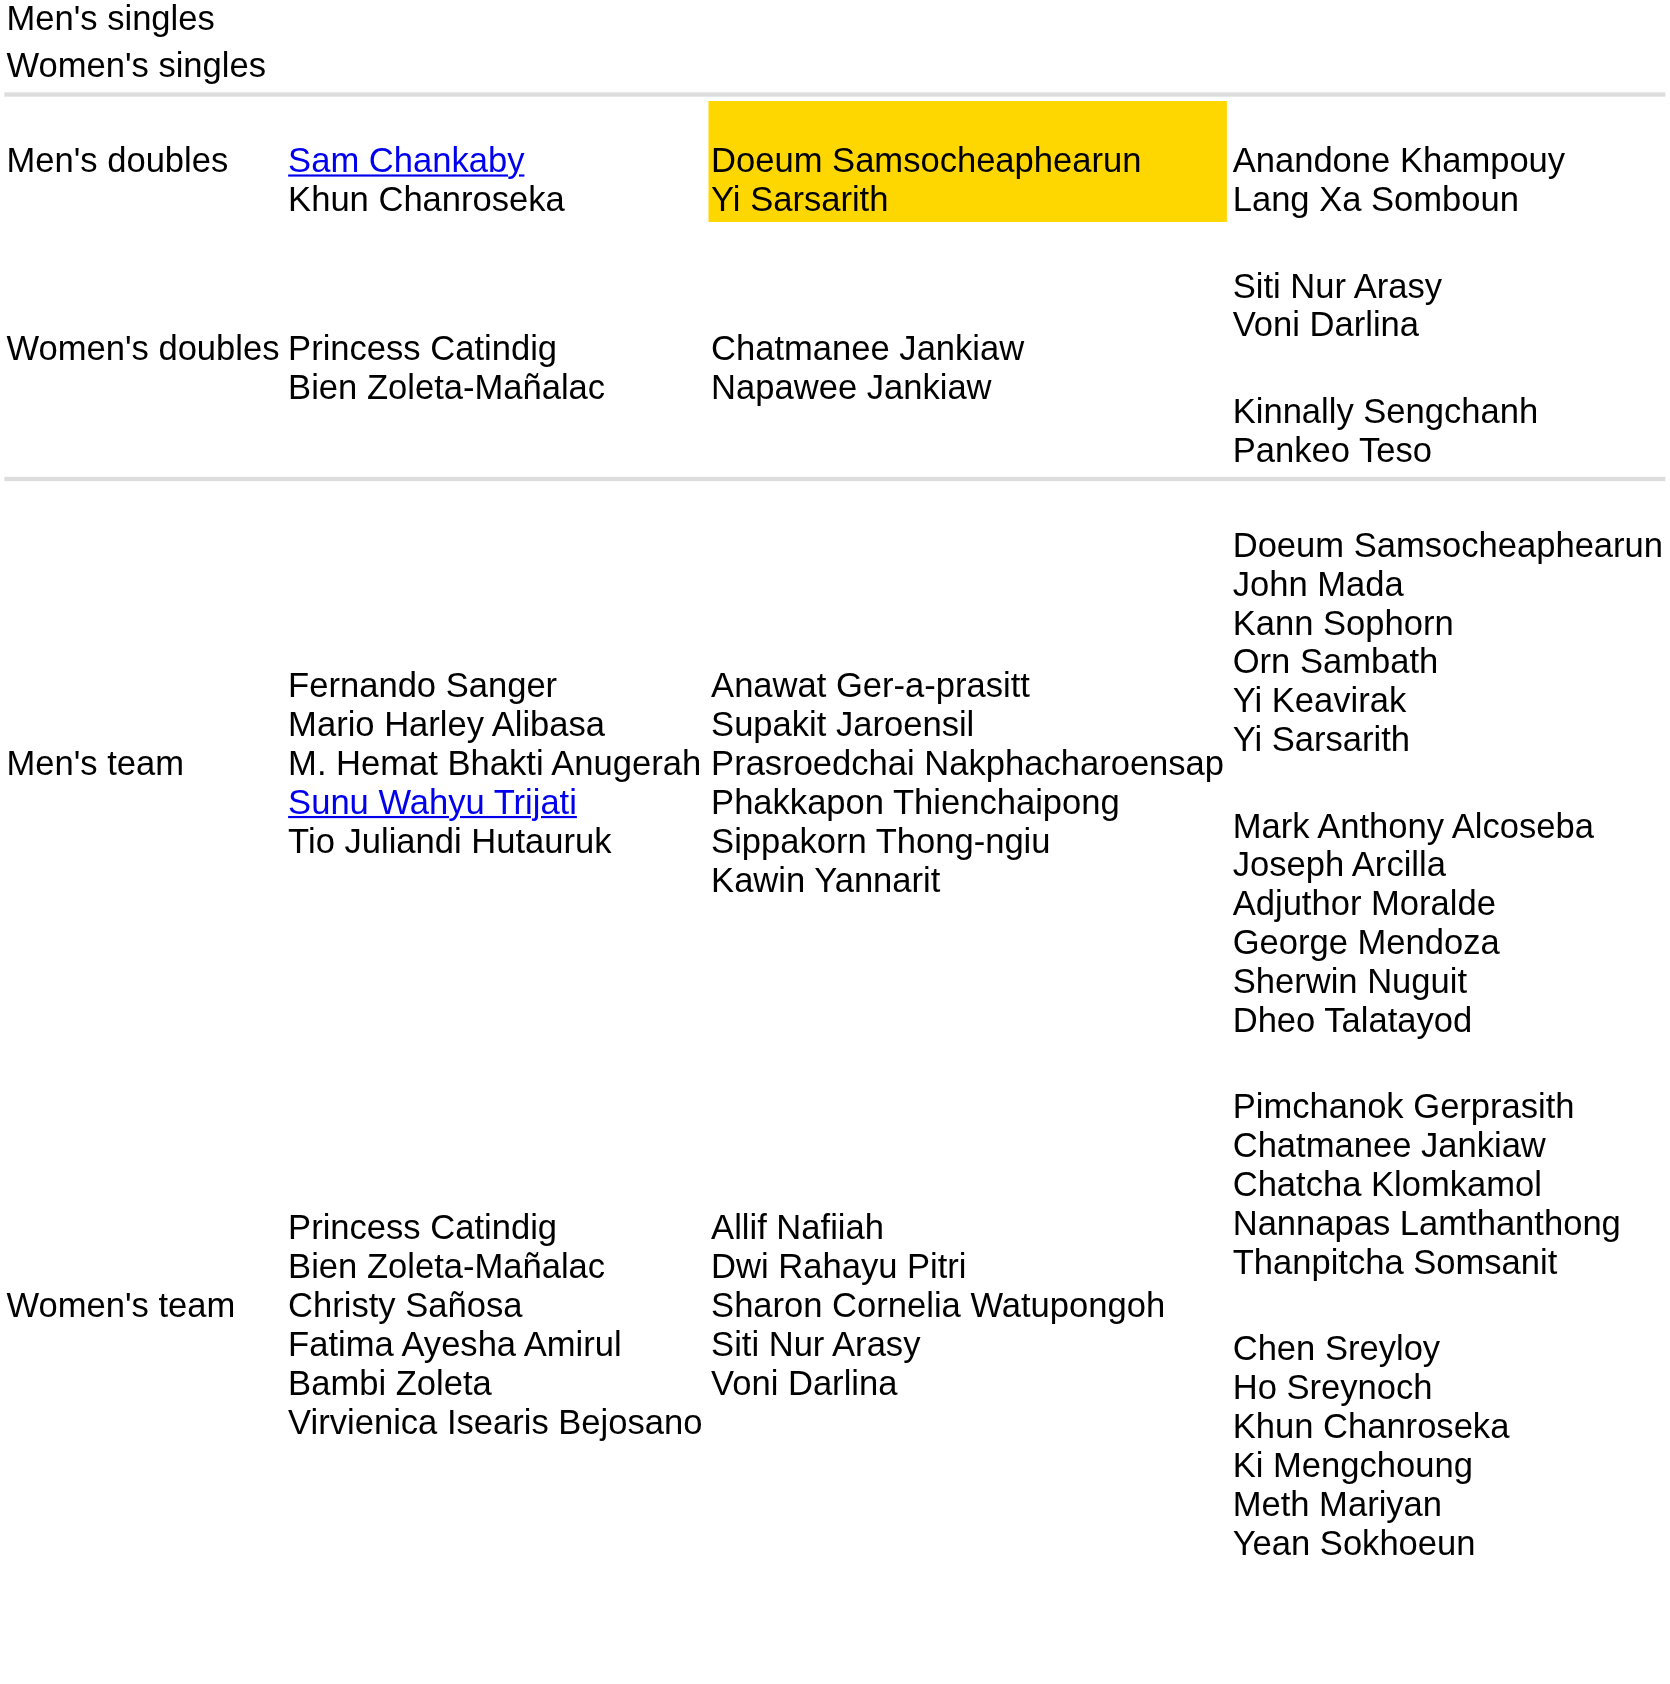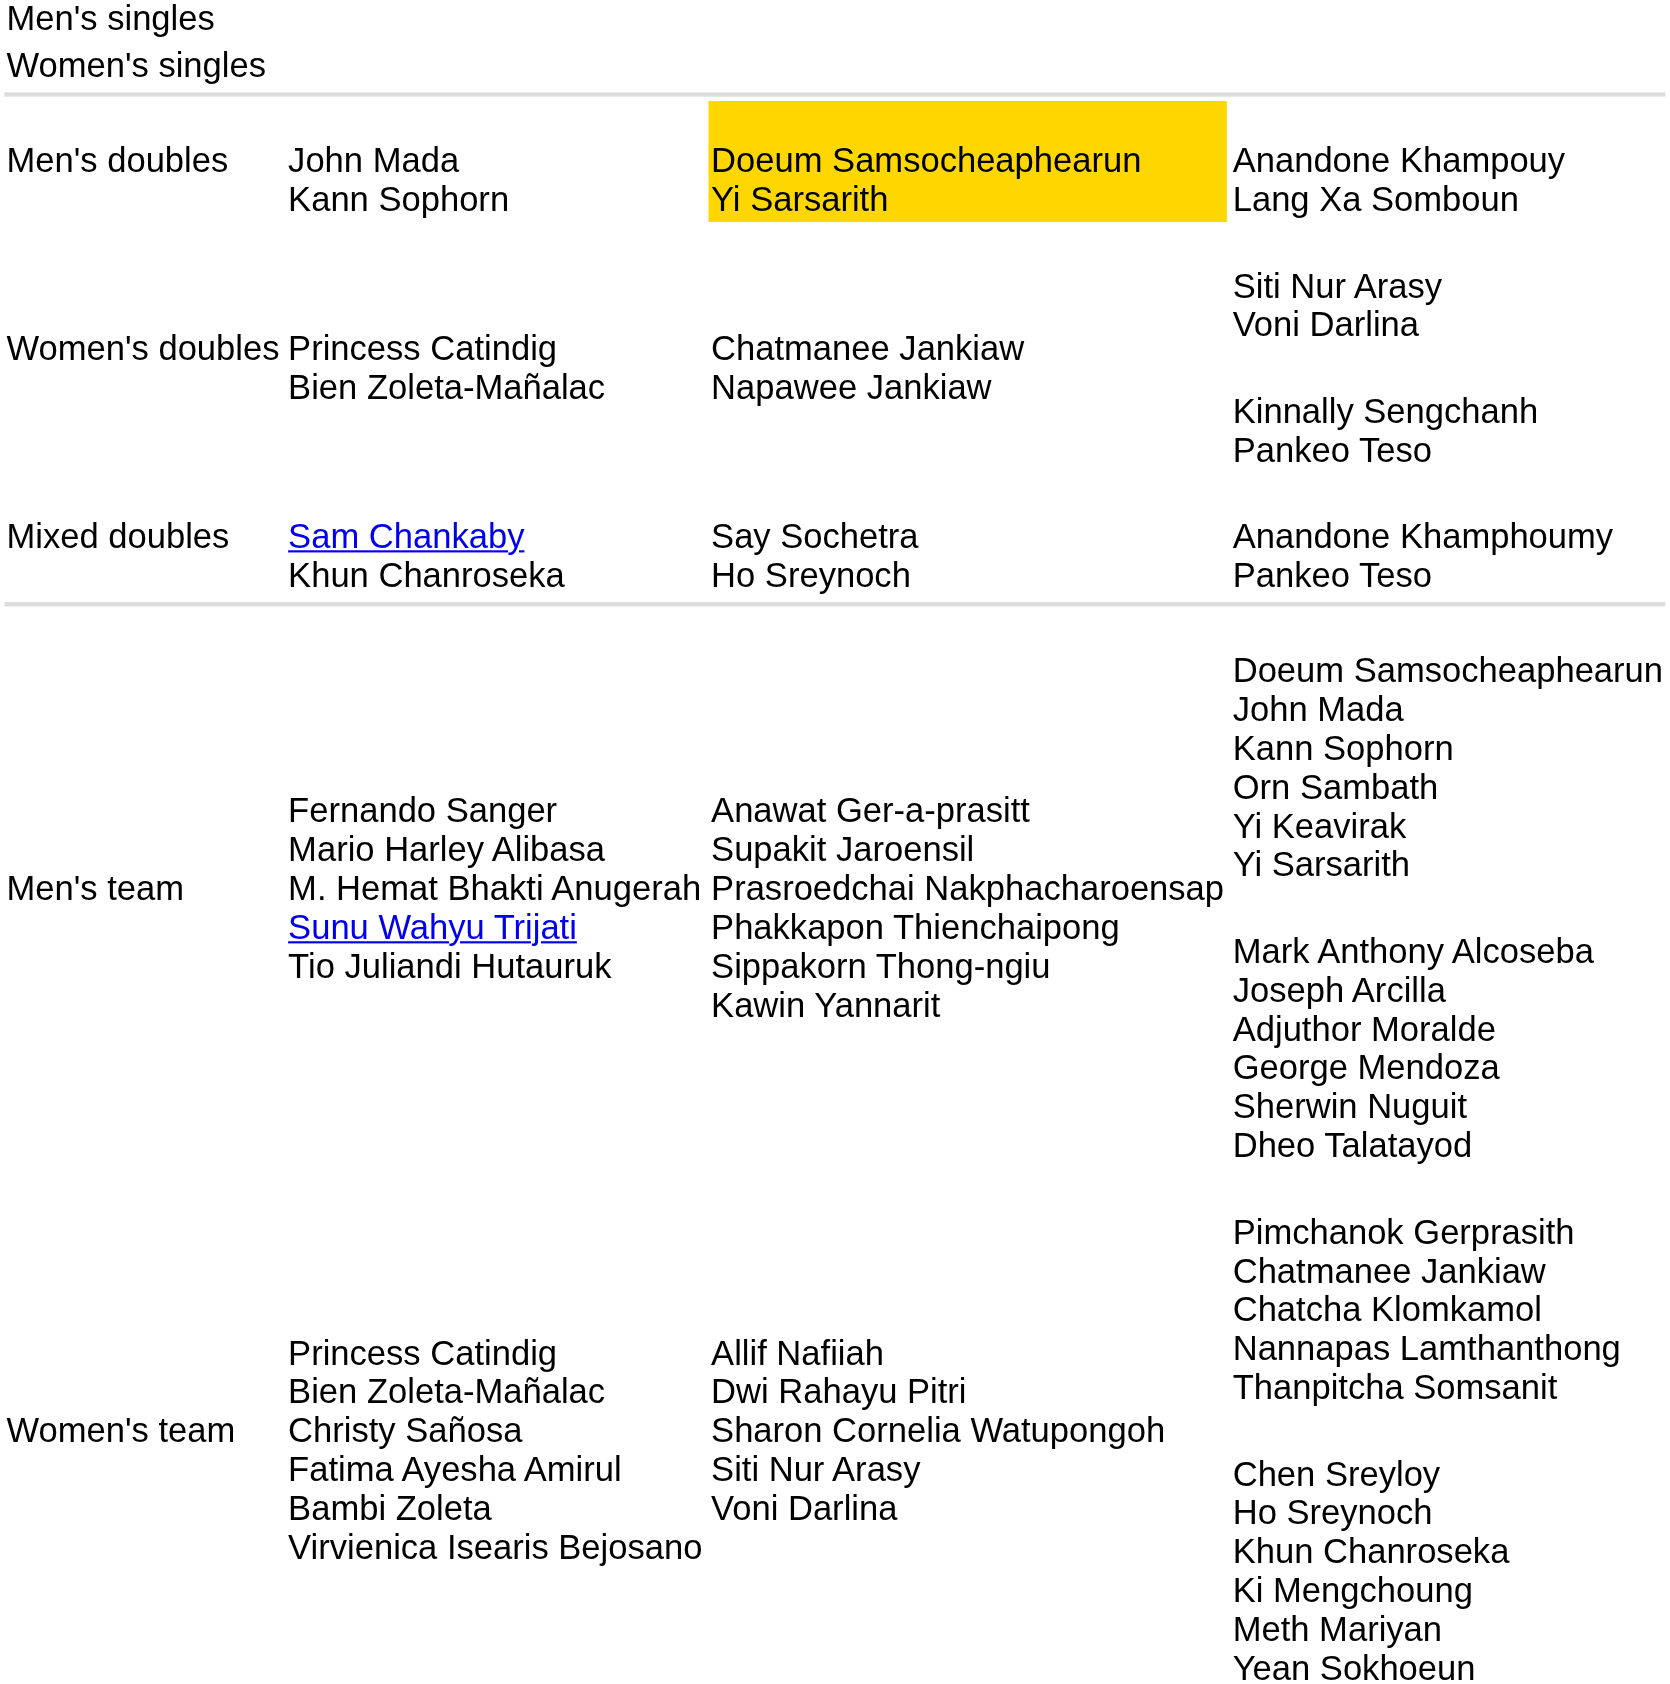(426, 180) Sam Chankaby Khun Chanroseka -> (399, 180) John Mada Kann Sophorn
+ row: (118, 536)
